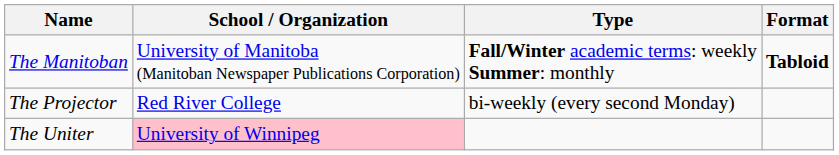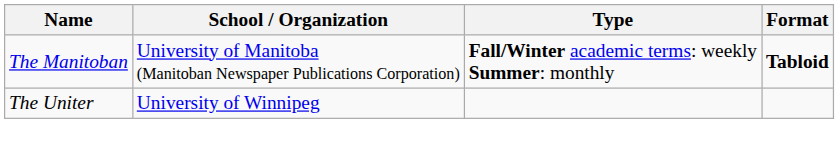- row: (63, 103)
(228, 133) pink background -> (228, 103) no background
